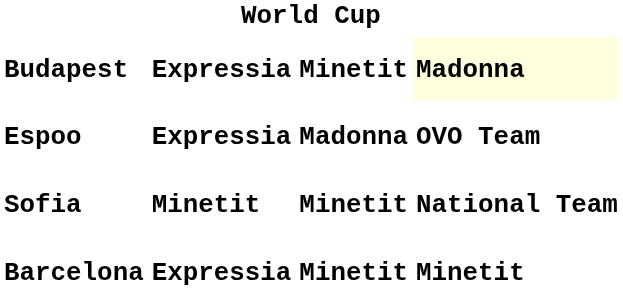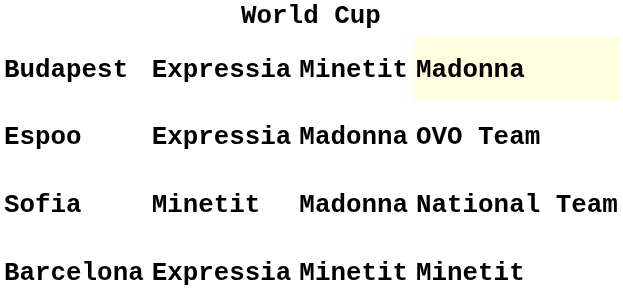(354, 204) Minetit -> (354, 204) Madonna
